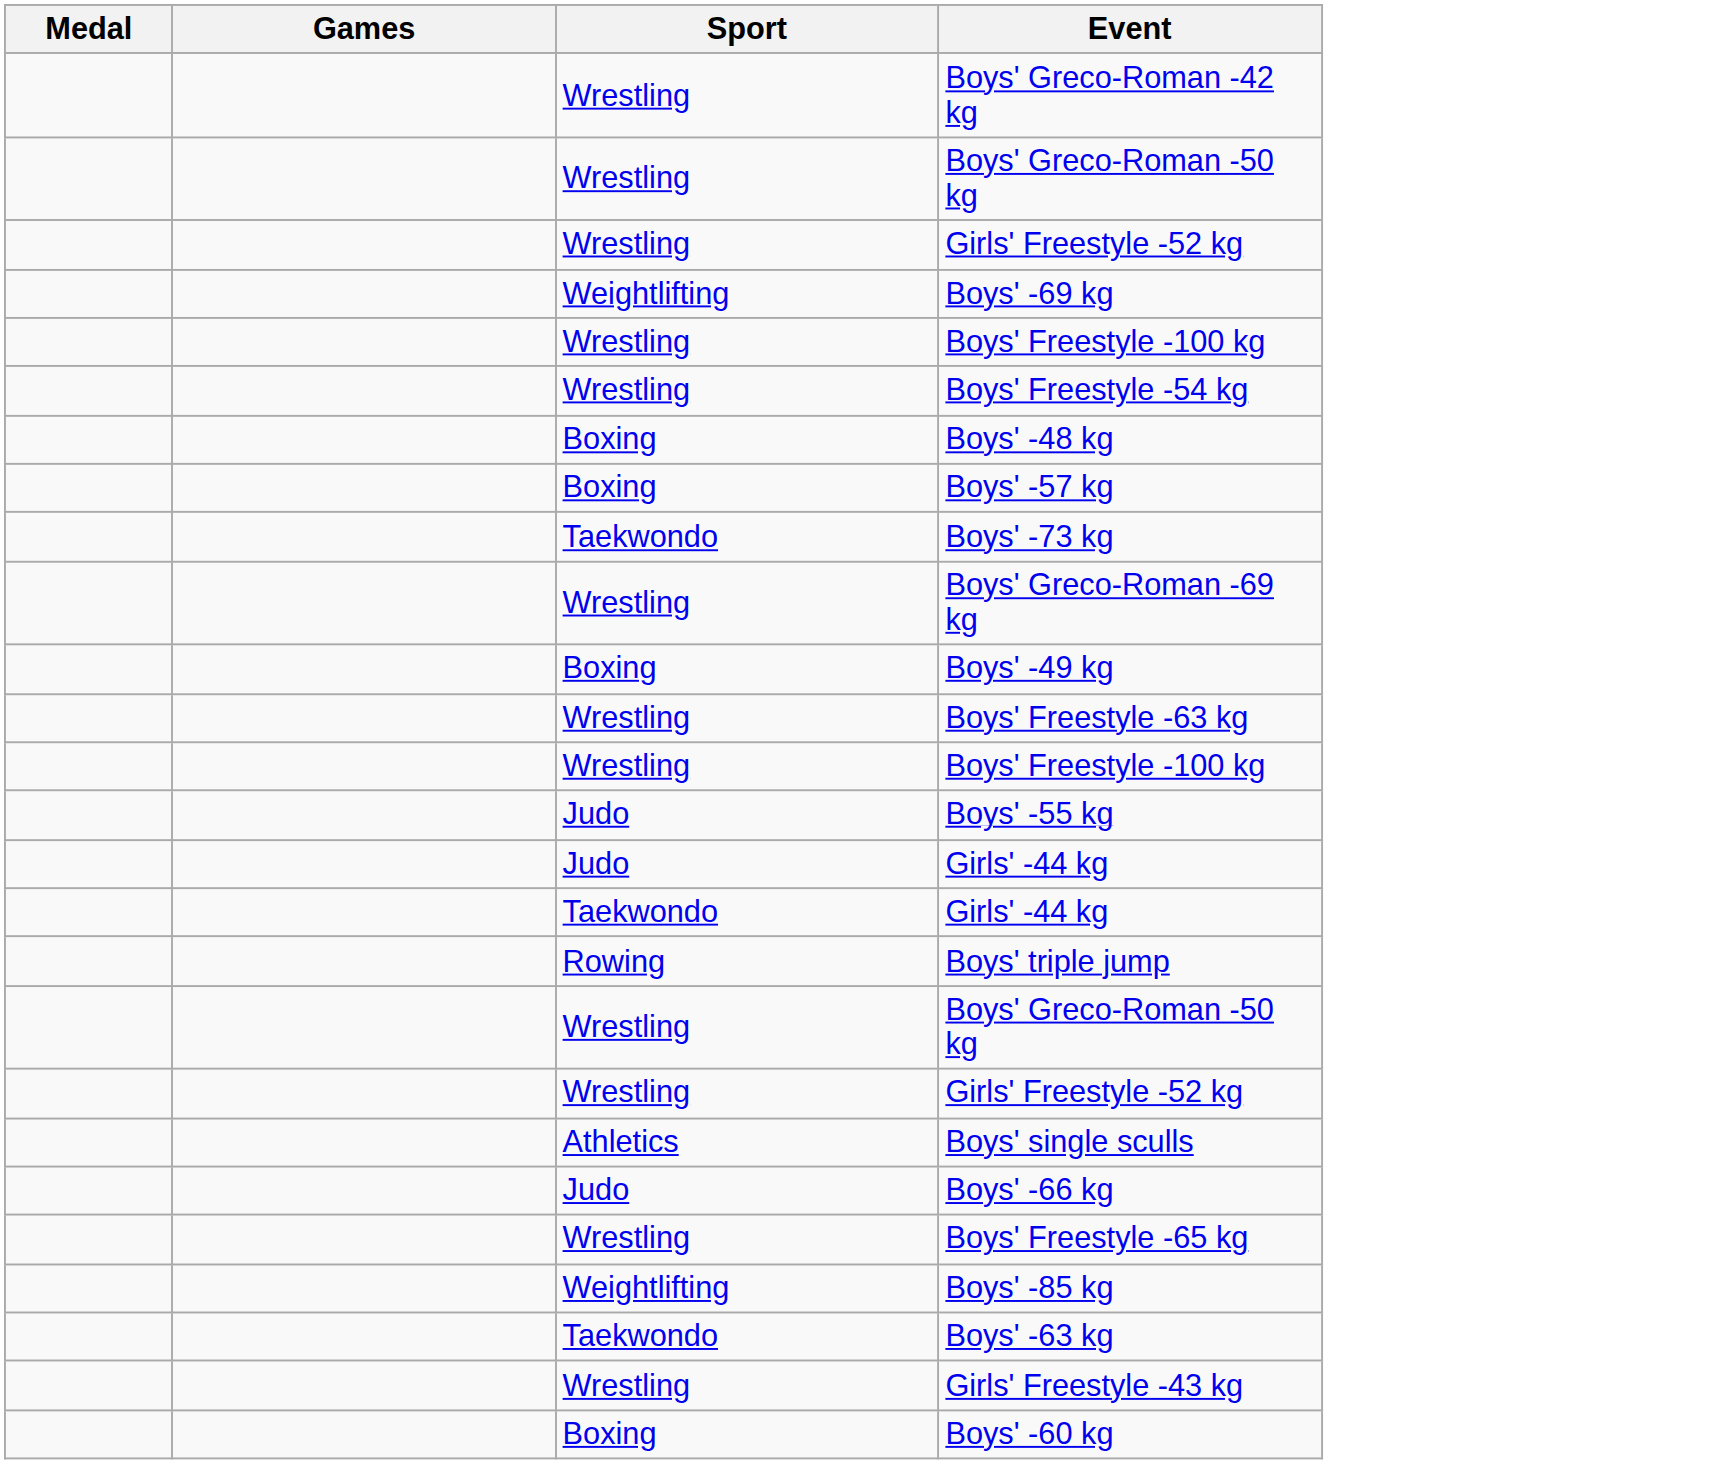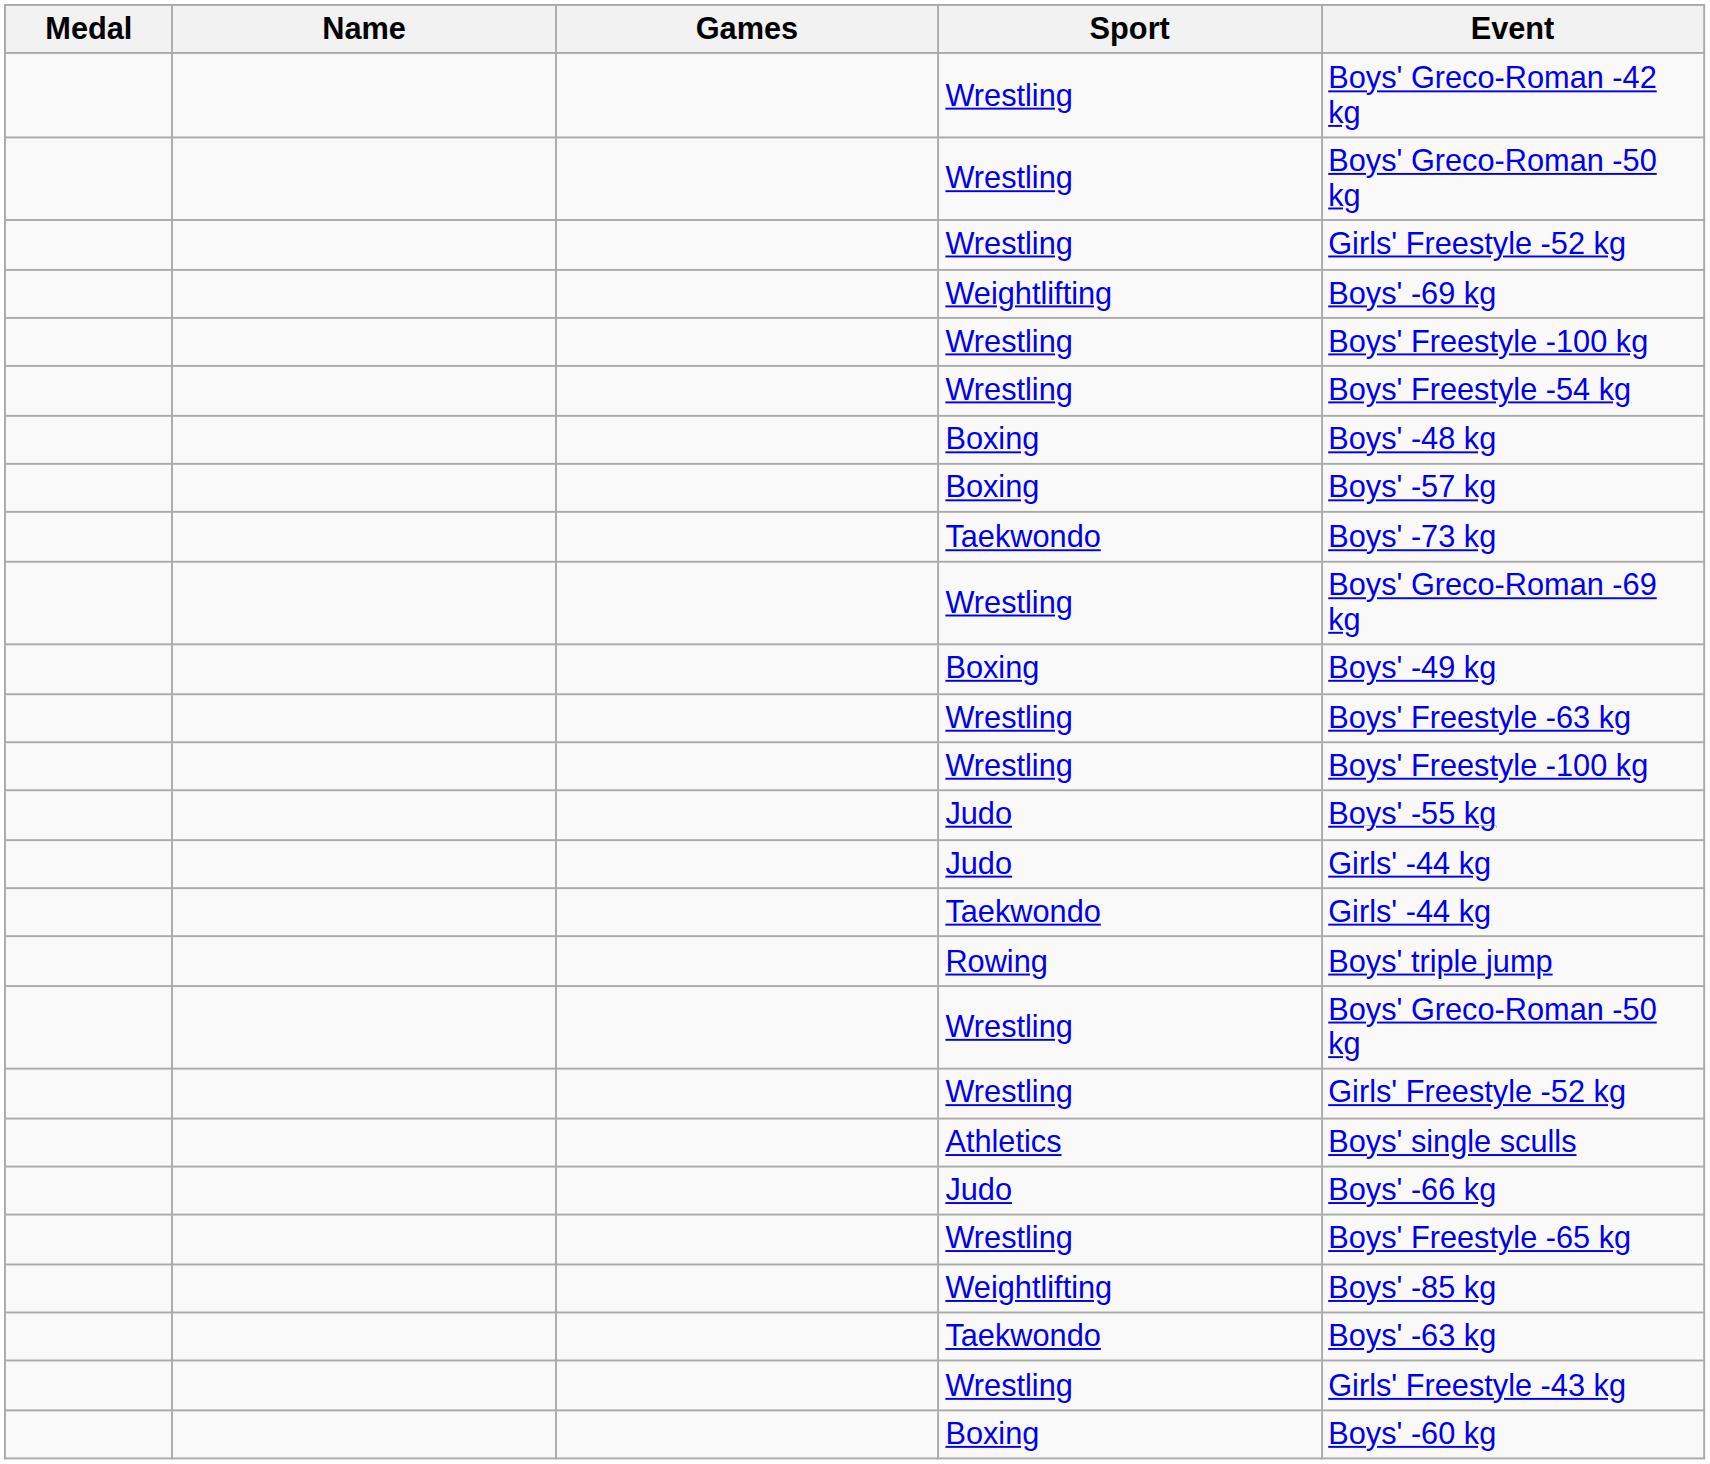+ column: (364, 28)
